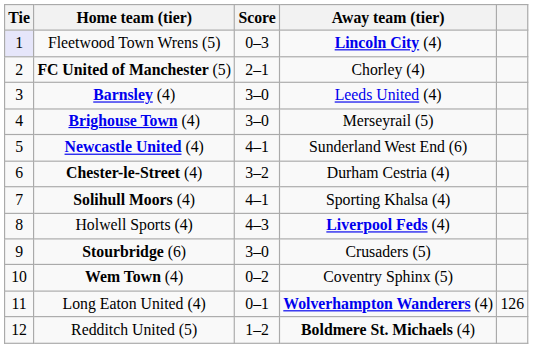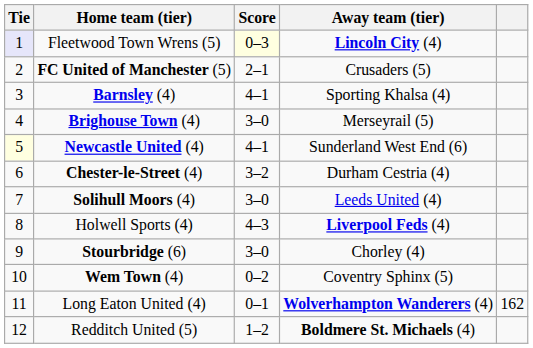(257, 43) no background -> (257, 43) lightyellow background
(388, 69) Chorley (4) -> (388, 69) Crusaders (5)
(257, 95) 3–0 -> (257, 95) 4–1
(388, 95) Leeds United (4) -> (388, 95) Sporting Khalsa (4)
(19, 147) no background -> (19, 147) lightyellow background
(257, 199) 4–1 -> (257, 199) 3–0
(388, 199) Sporting Khalsa (4) -> (388, 199) Leeds United (4)
(388, 251) Crusaders (5) -> (388, 251) Chorley (4)
(512, 303) 126 -> (512, 303) 162
